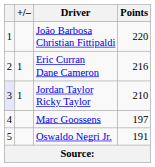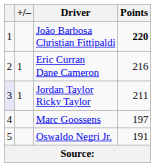(140, 36) normal -> (140, 36) bold
(140, 96) 210 -> (141, 96) 211
